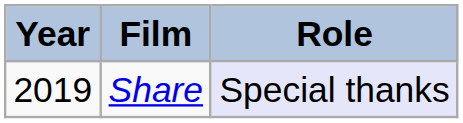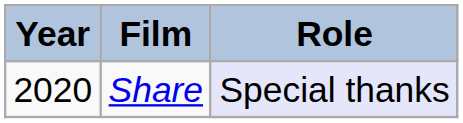(53, 89) 2019 -> (53, 89) 2020
